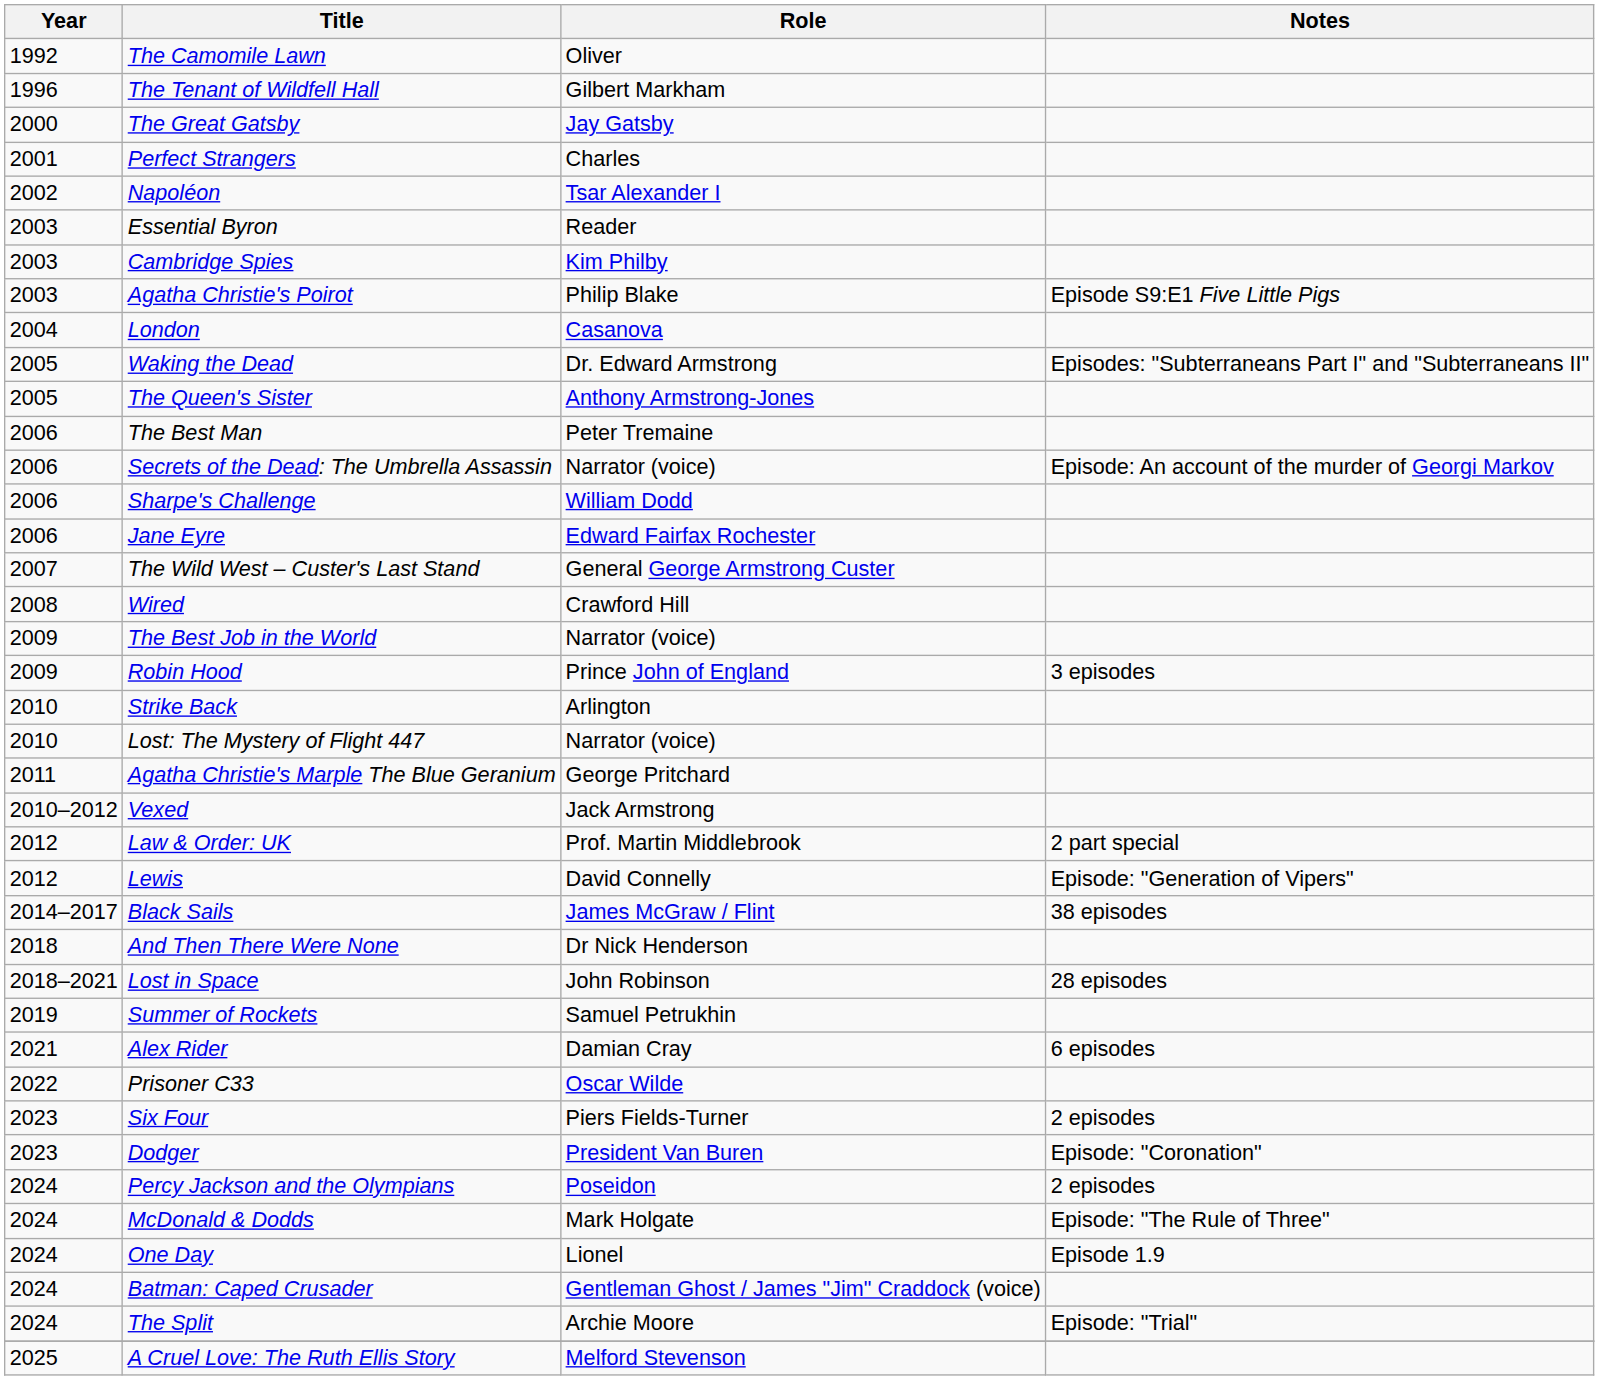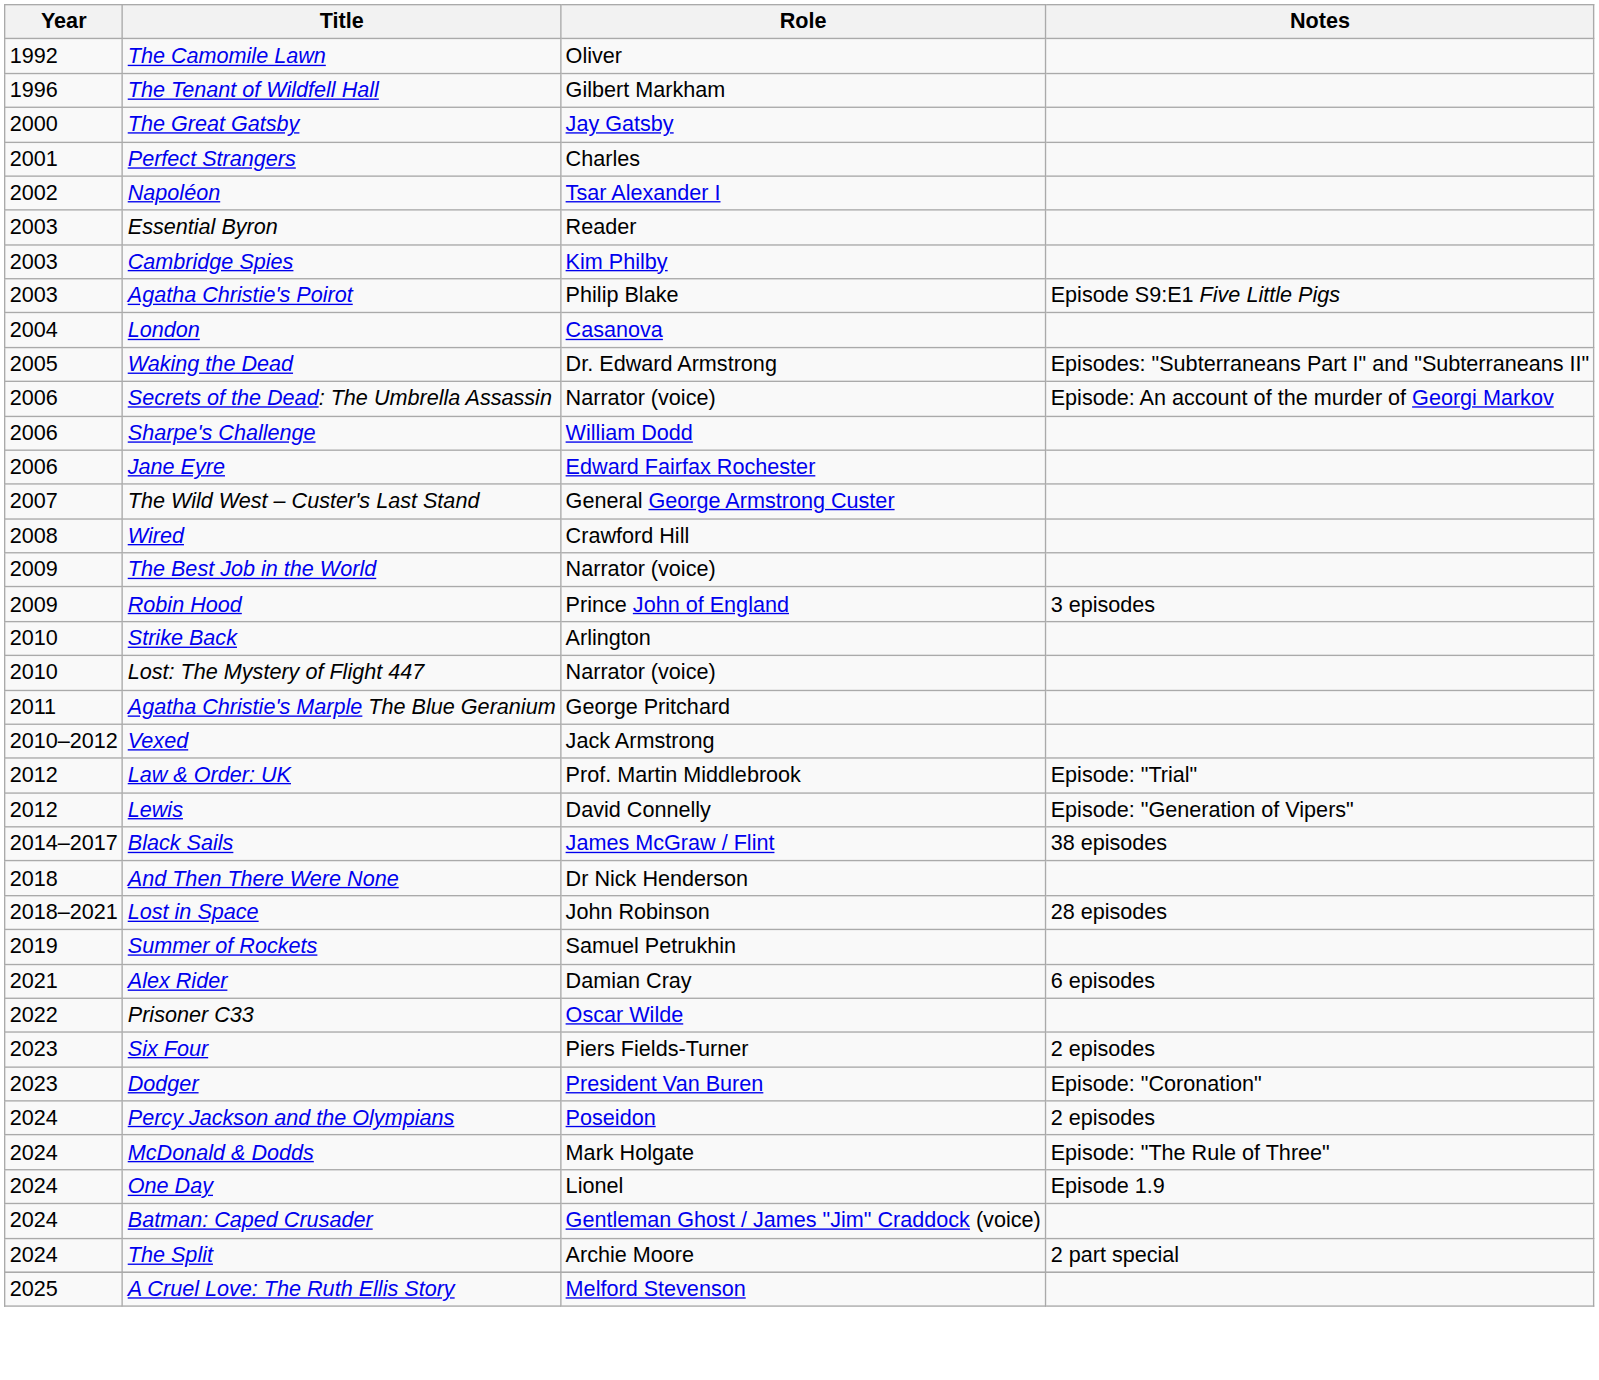- row: (220, 398)
- row: (195, 432)
(1115, 843) 2 part special -> (1124, 775) Episode: "Trial"
(1124, 1323) Episode: "Trial" -> (1115, 1254) 2 part special
